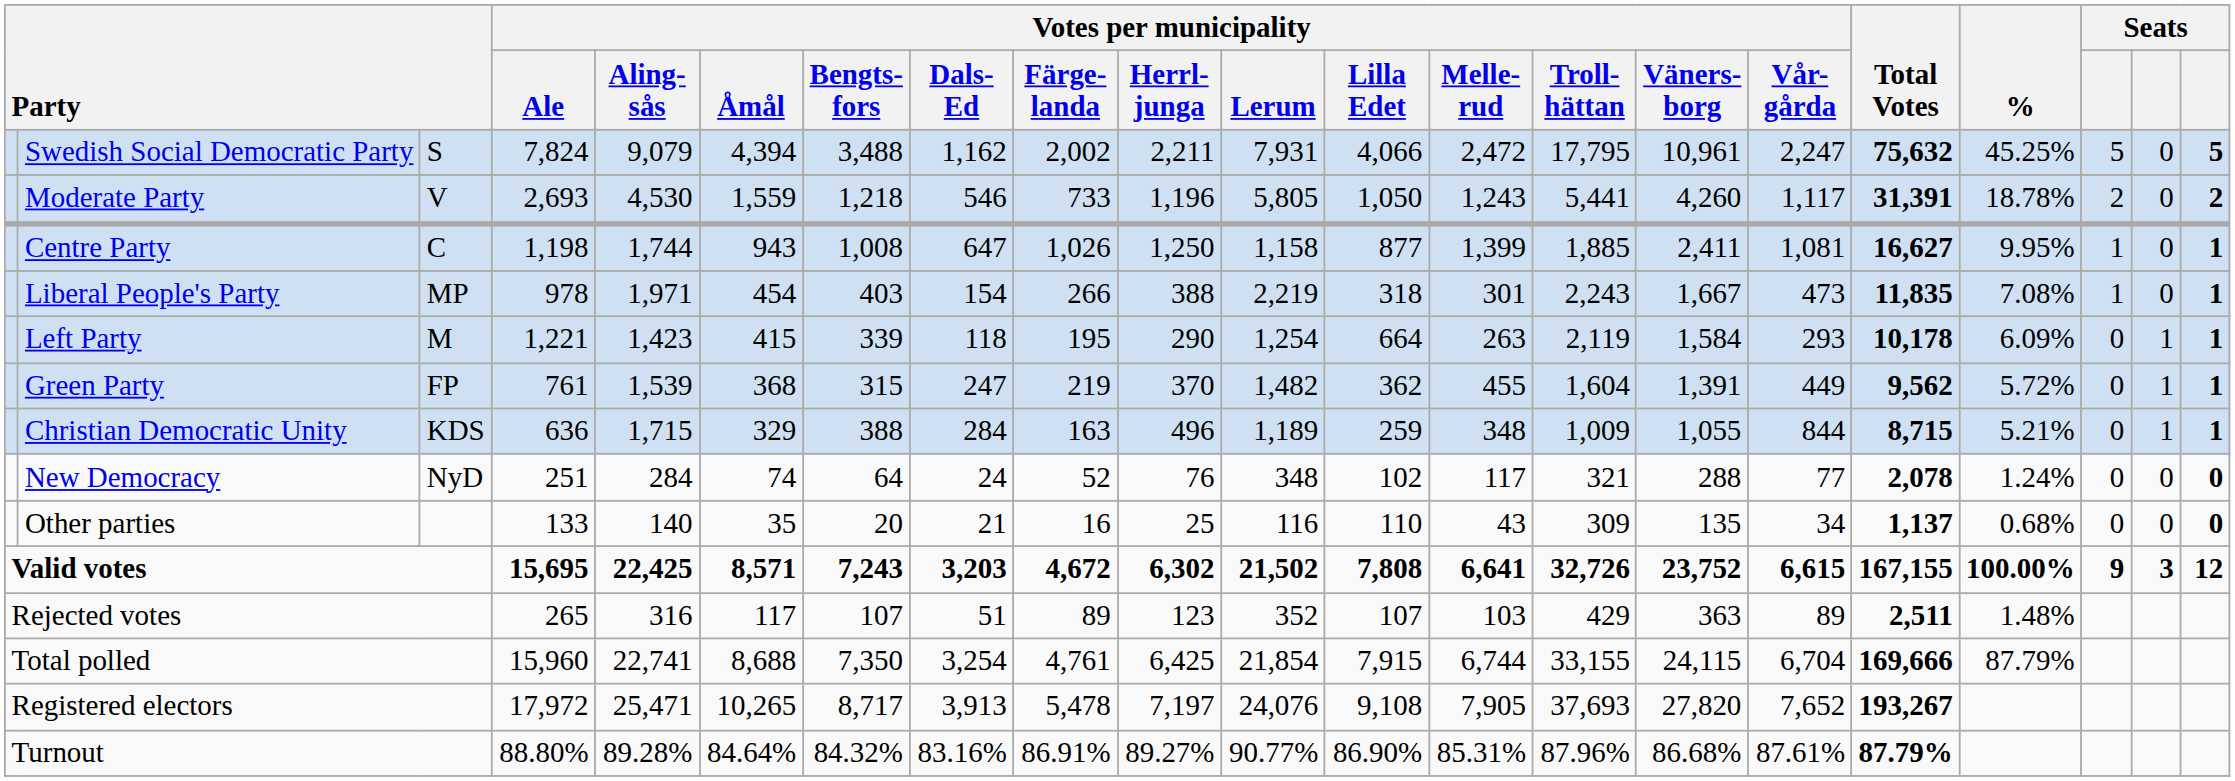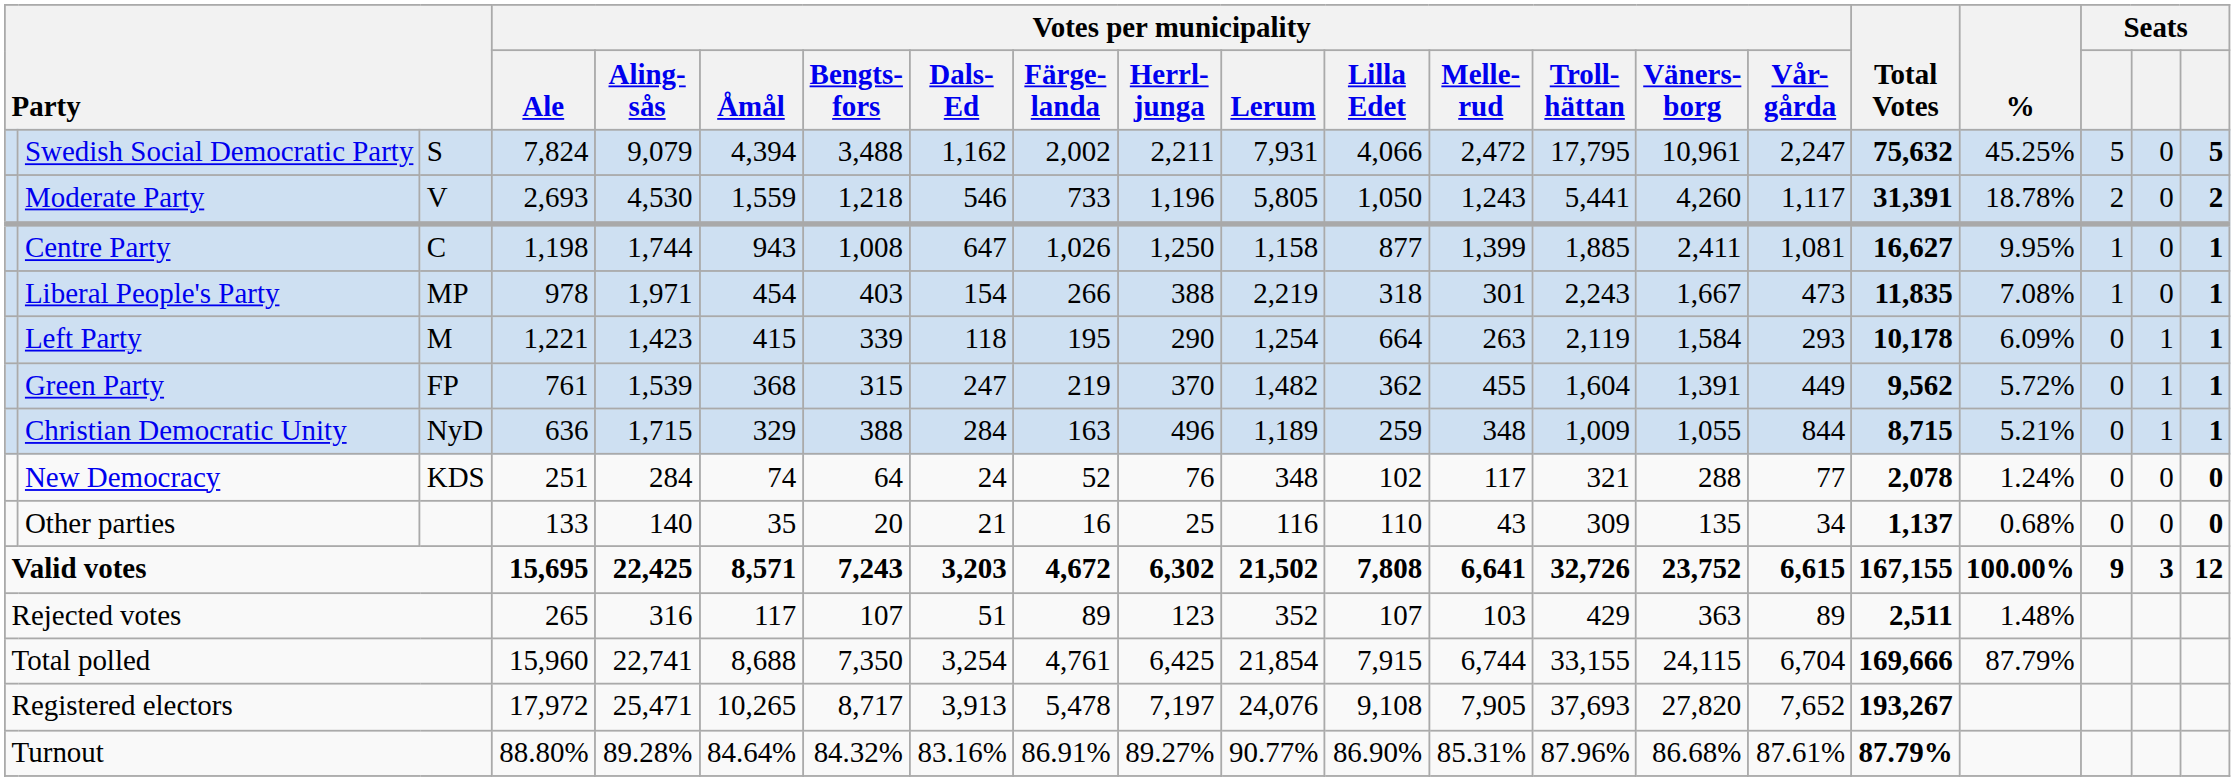(456, 431) KDS -> (455, 431) NyD
(455, 477) NyD -> (456, 477) KDS
